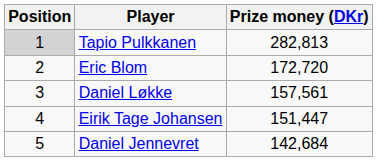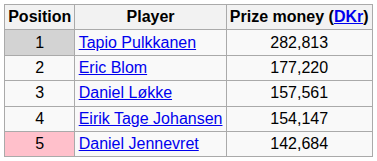(299, 67) 172,720 -> (299, 67) 177,220
(299, 118) 151,447 -> (299, 118) 154,147
(40, 144) no background -> (40, 144) pink background
